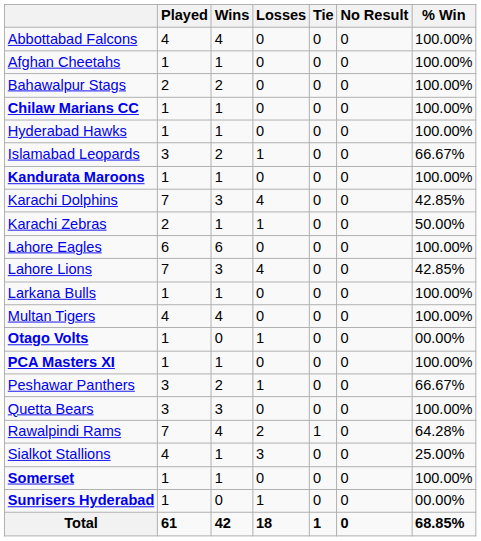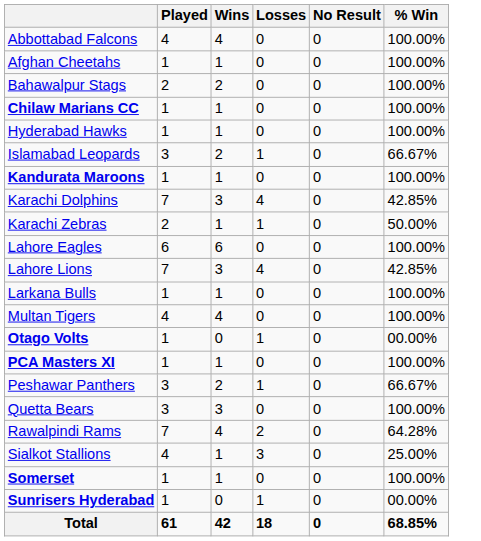- column: (323, 16)
